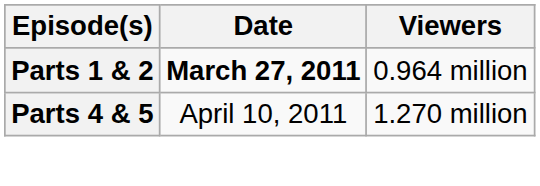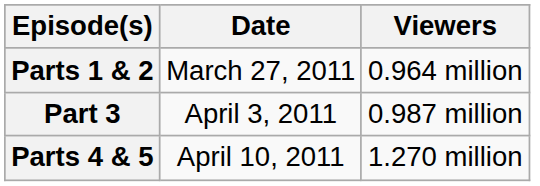(263, 69) bold -> (261, 69) normal
+ row: (82, 113)
